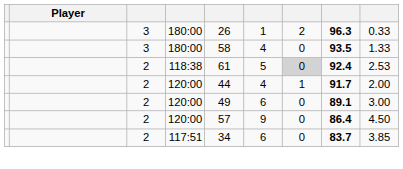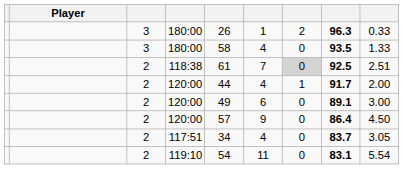(263, 66) 5 -> (263, 66) 7
(341, 66) 92.4 -> (341, 66) 92.5
(379, 66) 2.53 -> (379, 66) 2.51
(263, 137) 6 -> (263, 137) 4
(379, 137) 3.85 -> (379, 137) 3.05
+ row: (146, 155)
